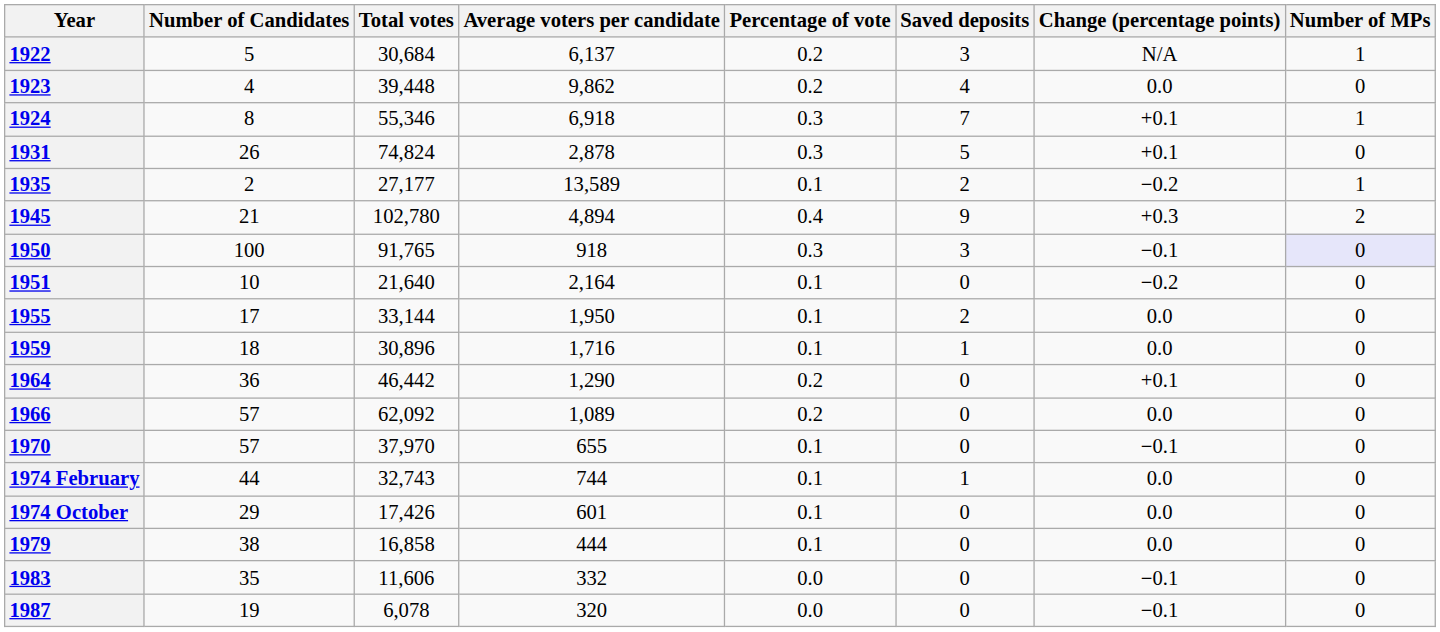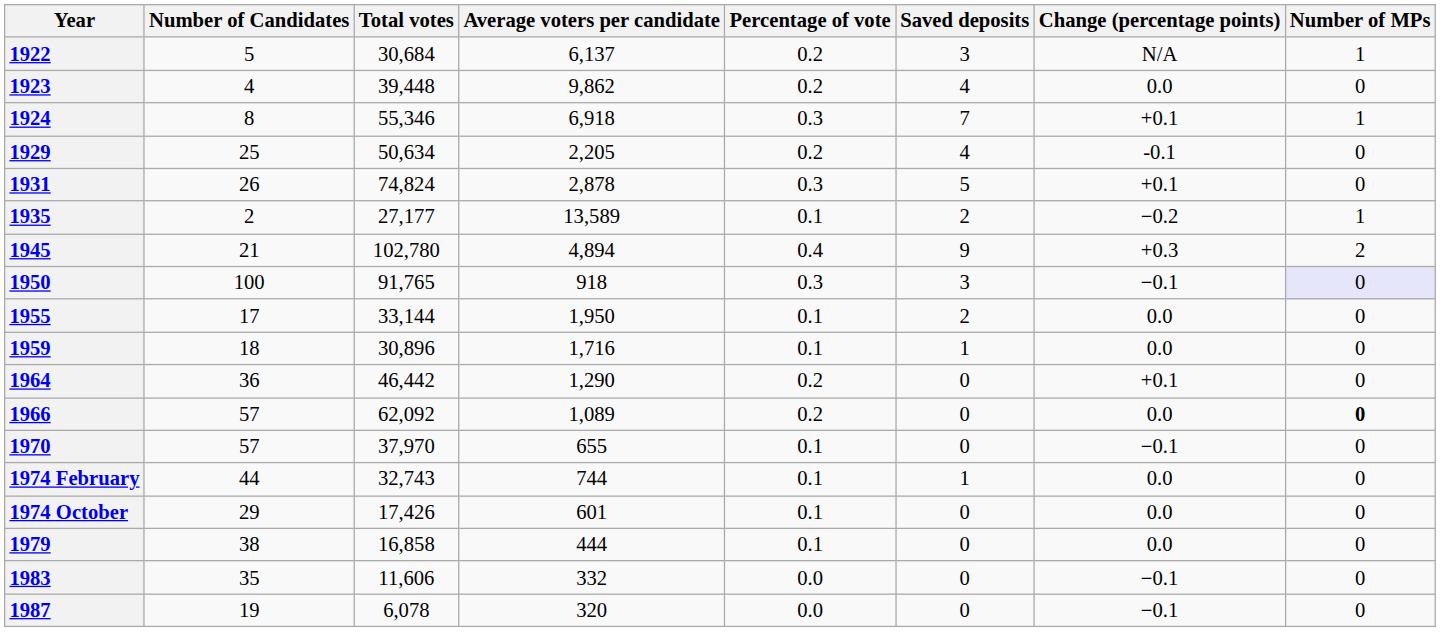+ row: (30, 151)
- row: (30, 282)
(1360, 413) normal -> (1360, 413) bold
